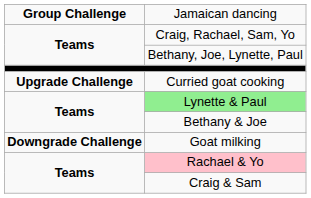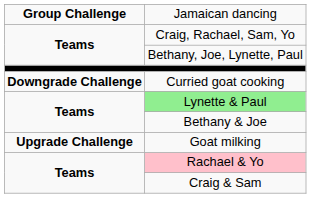(75, 81) Upgrade Challenge -> (75, 81) Downgrade Challenge
(75, 142) Downgrade Challenge -> (75, 142) Upgrade Challenge
